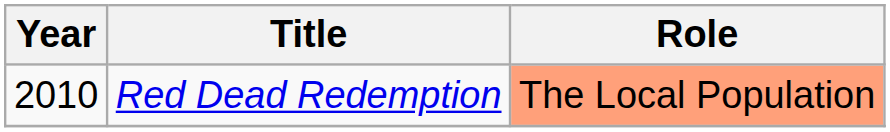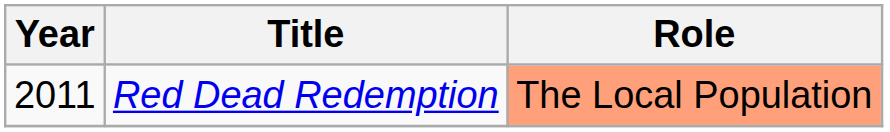(56, 94) 2010 -> (55, 94) 2011
